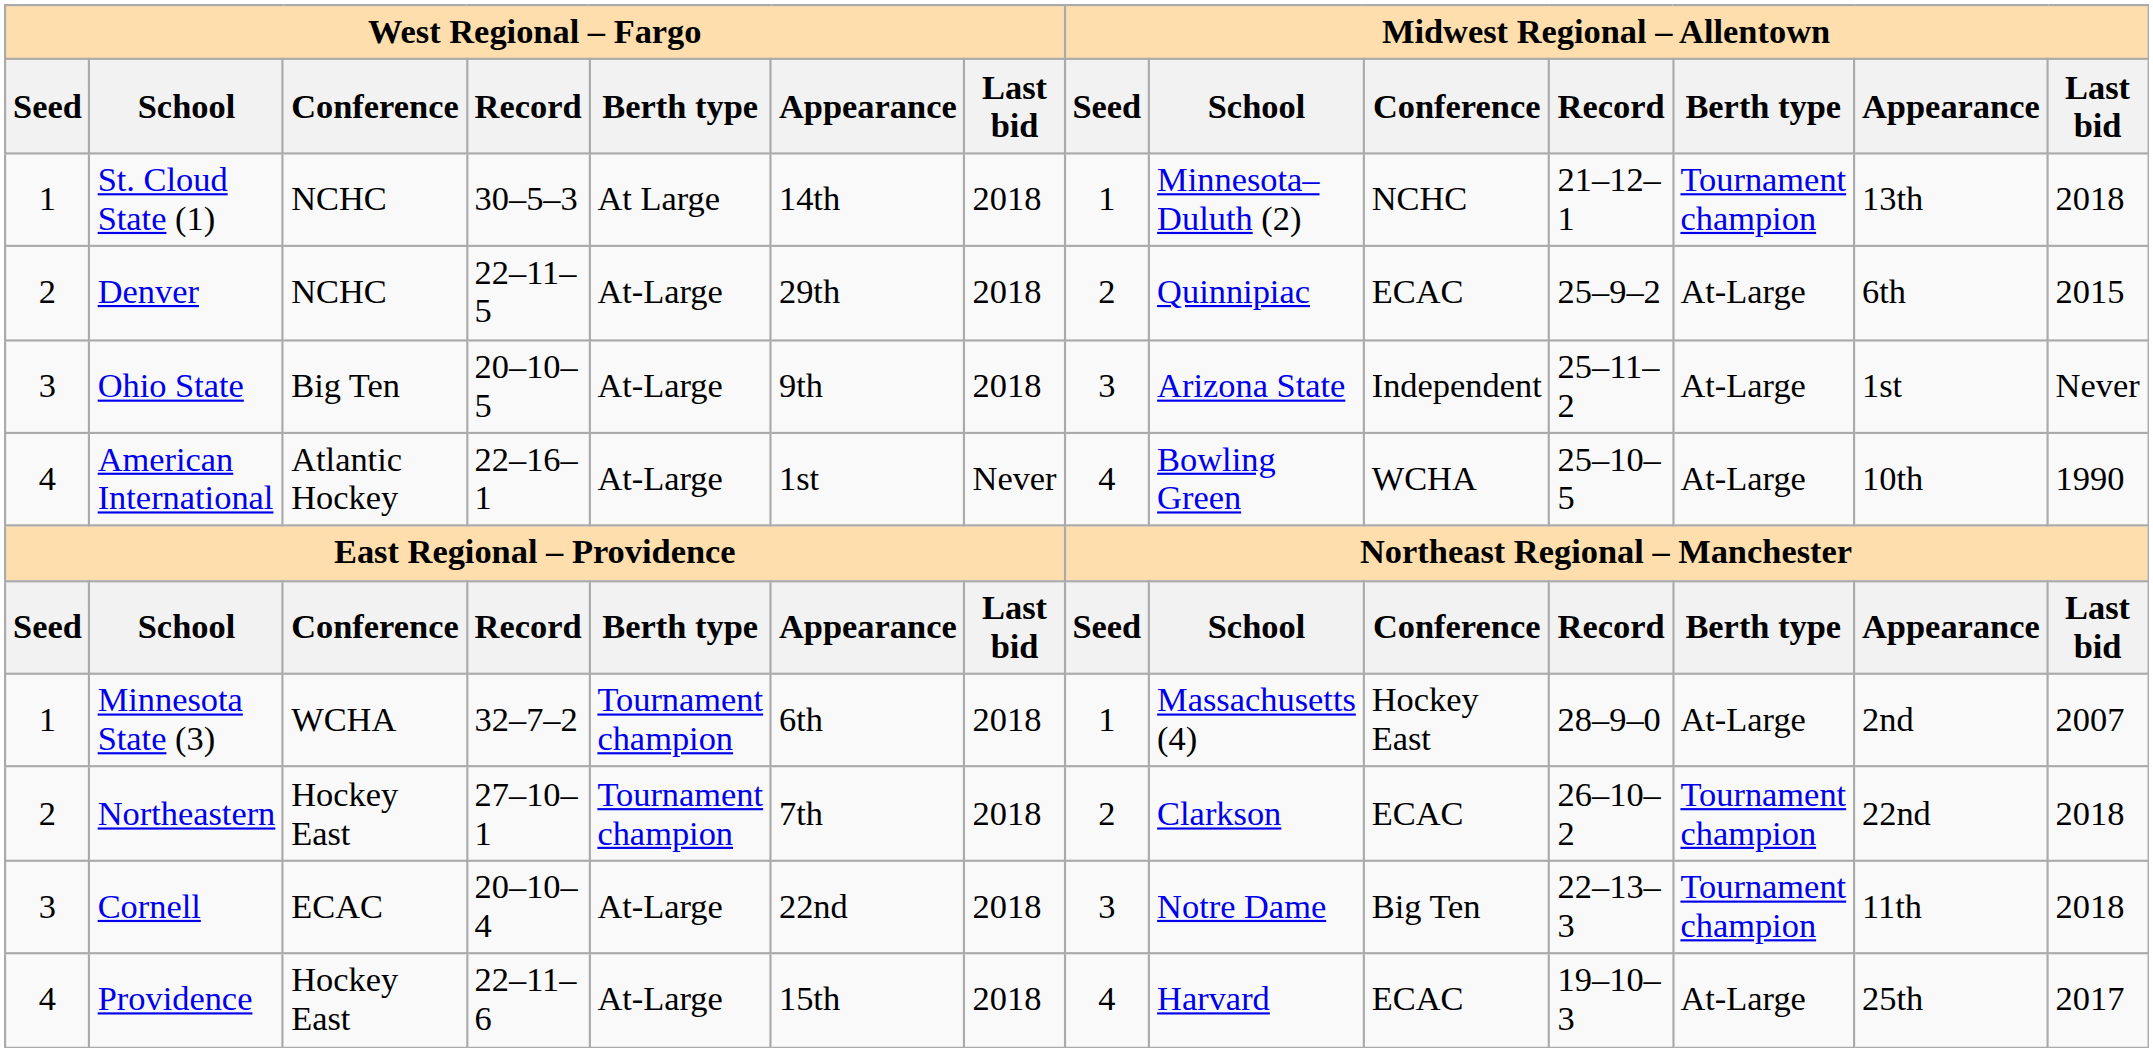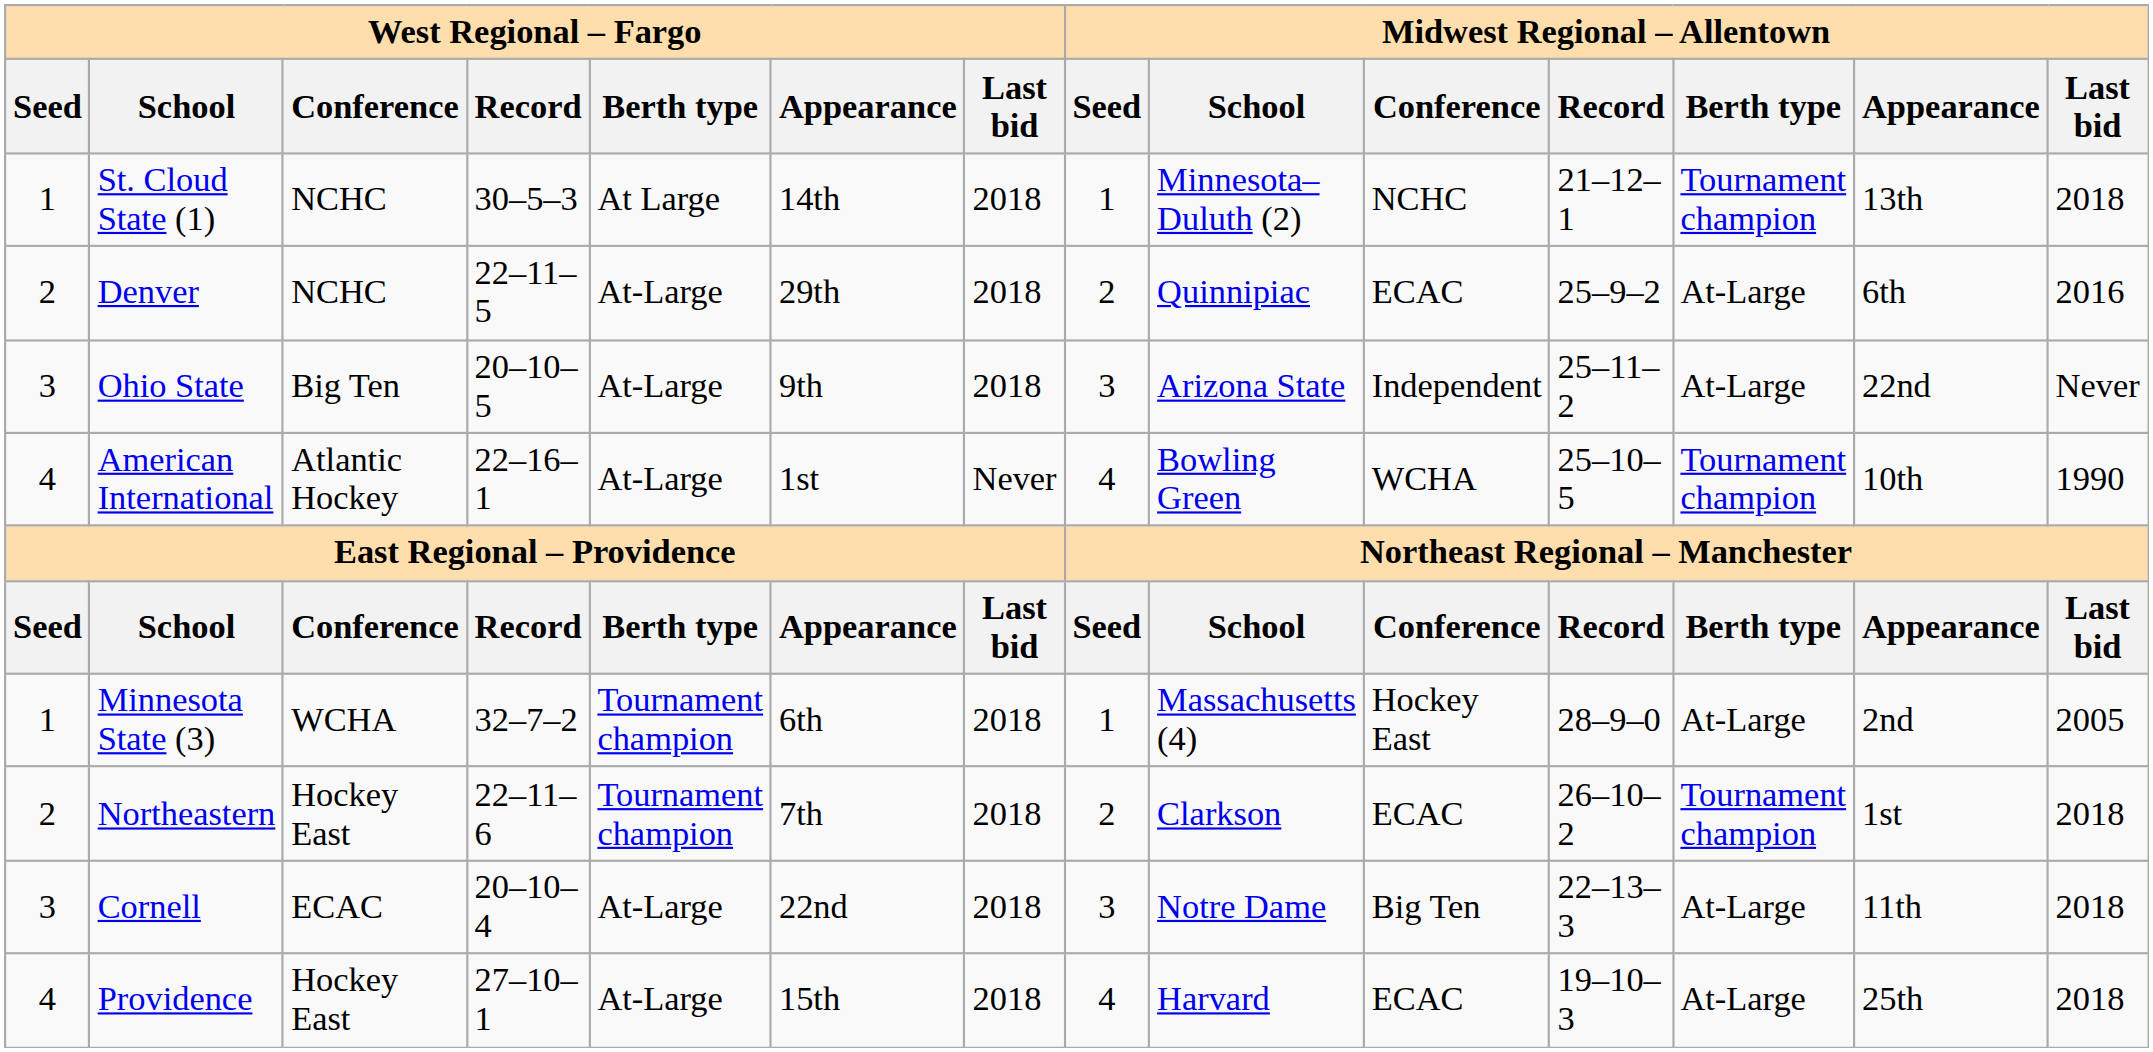(2090, 292) 2015 -> (2090, 292) 2016
(1882, 385) 1st -> (1896, 385) 22nd
(1743, 478) At-Large -> (1763, 478) Tournament champion
(2090, 719) 2007 -> (2090, 719) 2005
(526, 813) 27–10–1 -> (526, 813) 22–11–6
(1896, 813) 22nd -> (1882, 813) 1st
(1763, 906) Tournament champion -> (1743, 906) At-Large
(526, 999) 22–11–6 -> (526, 999) 27–10–1
(2090, 999) 2017 -> (2090, 999) 2018
